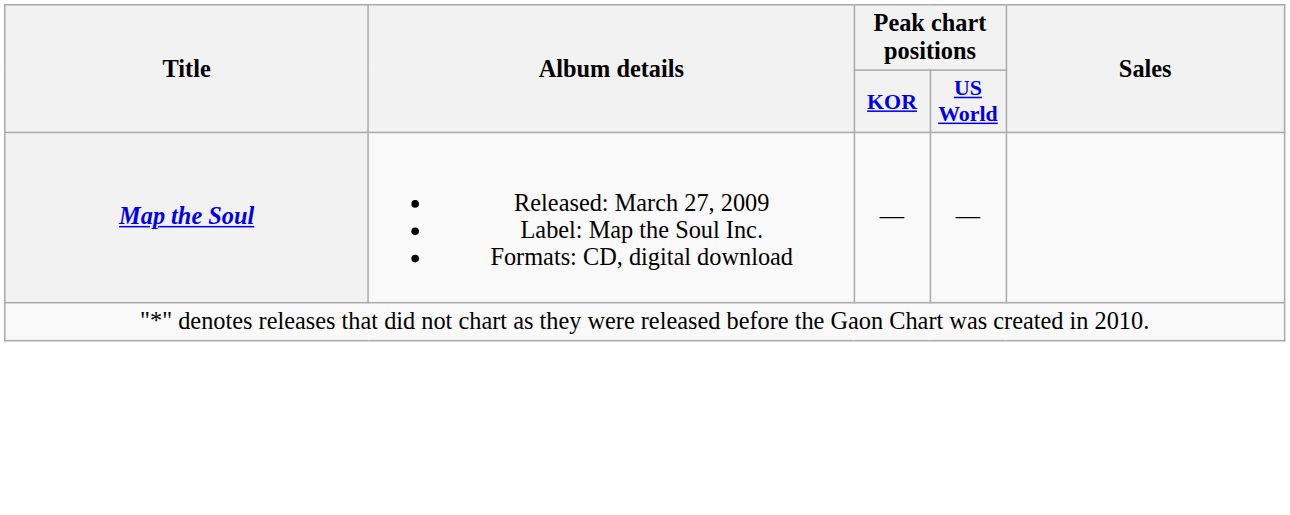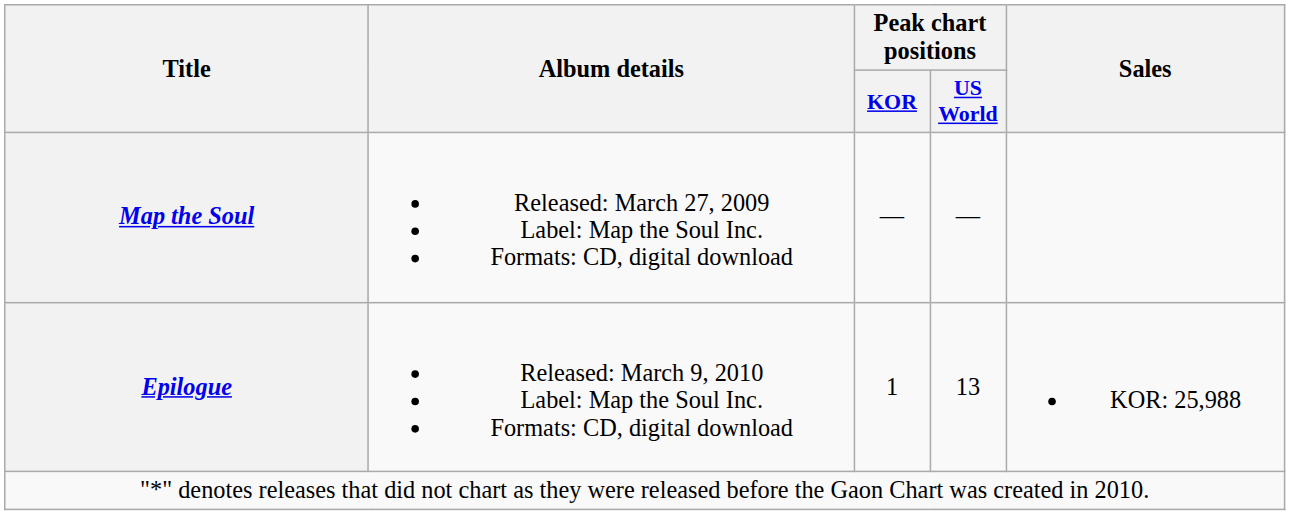+ row: (187, 386)
